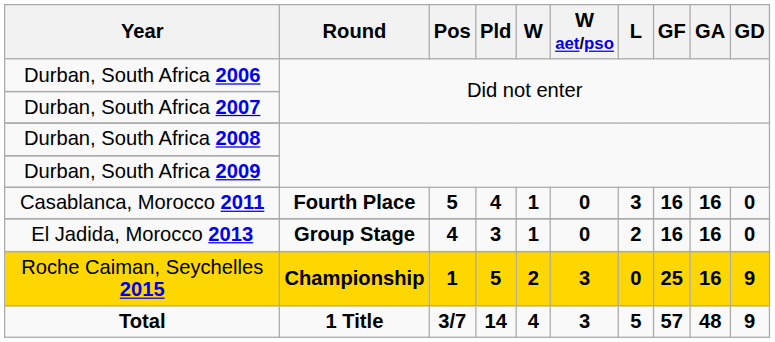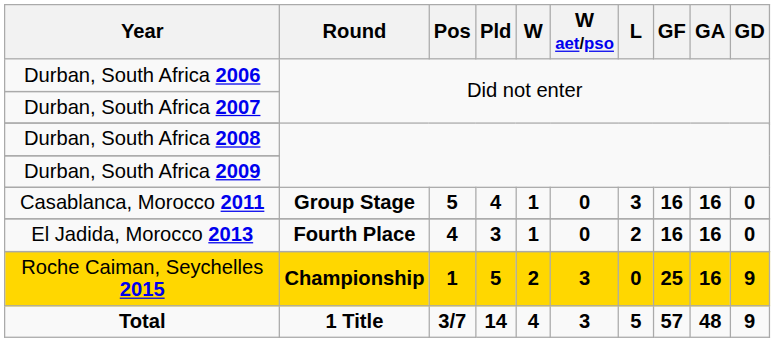(354, 203) Fourth Place -> (354, 203) Group Stage
(354, 235) Group Stage -> (354, 235) Fourth Place
